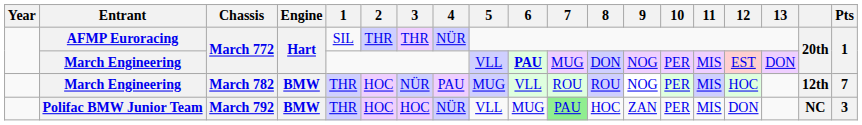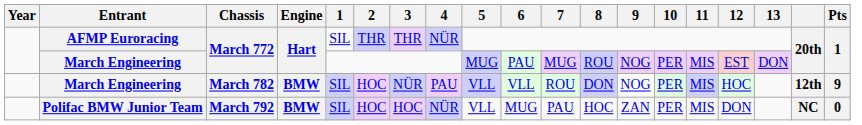(489, 61) VLL -> (482, 61) MUG
(528, 61) bold -> (521, 61) normal
(606, 61) DON -> (599, 61) ROU
(343, 84) THR -> (340, 84) SIL
(489, 84) MUG -> (482, 84) VLL
(606, 84) ROU -> (599, 84) DON
(845, 84) 7 -> (838, 84) 9
(343, 108) THR -> (340, 108) SIL
(567, 108) lightgreen background -> (560, 108) no background
(845, 108) 3 -> (838, 108) 0
